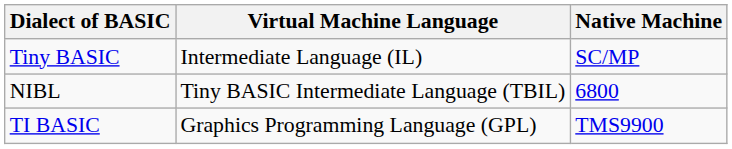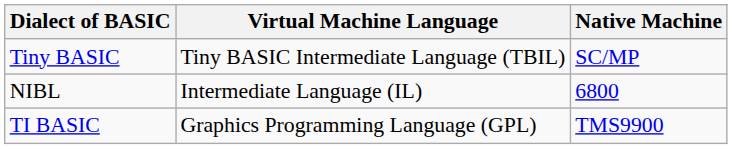(301, 56) Intermediate Language (IL) -> (373, 56) Tiny BASIC Intermediate Language (TBIL)
(373, 90) Tiny BASIC Intermediate Language (TBIL) -> (301, 90) Intermediate Language (IL)
